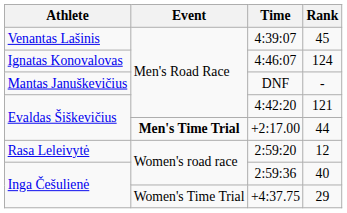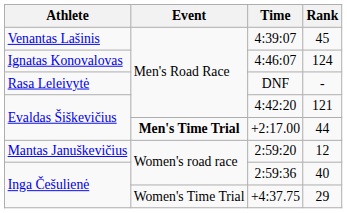(67, 83) Mantas Januškevičius -> (48, 83) Rasa Leleivytė
(48, 151) Rasa Leleivytė -> (67, 151) Mantas Januškevičius
